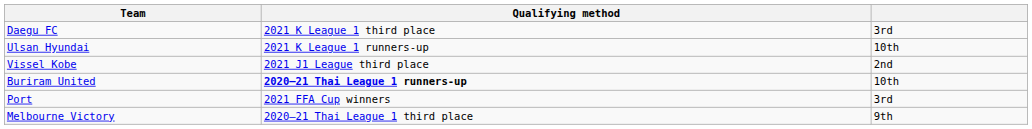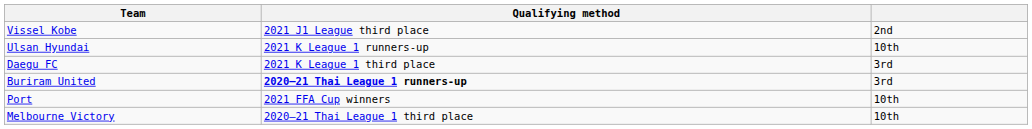rows swapped: (42, 64) <-> (32, 30)
(886, 82) 10th -> (883, 82) 3rd
(883, 99) 3rd -> (886, 99) 10th
(883, 116) 9th -> (886, 116) 10th
